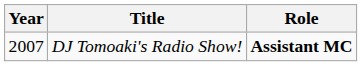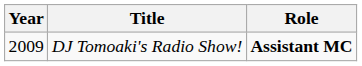(26, 46) 2007 -> (26, 46) 2009
